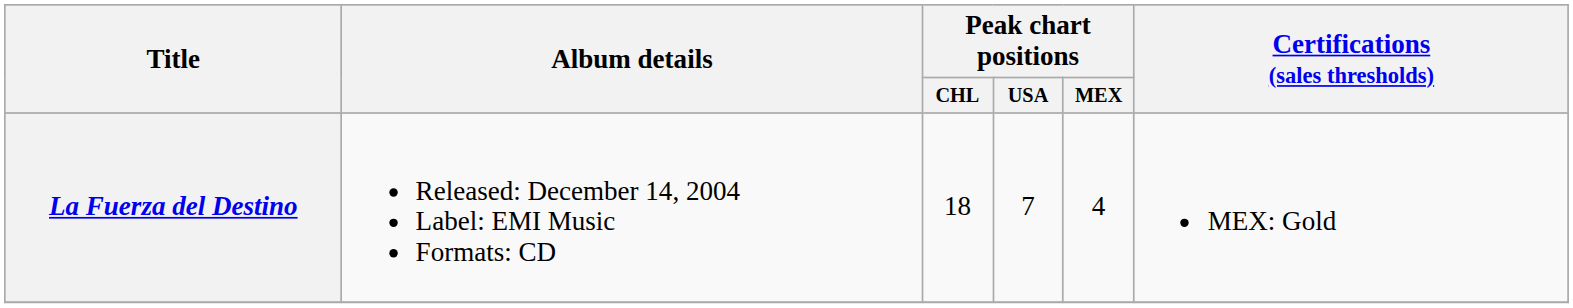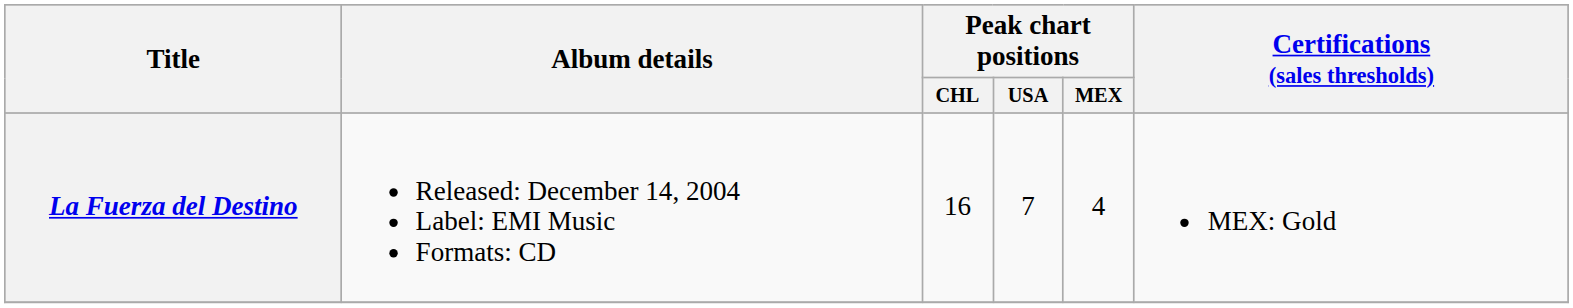(957, 207) 18 -> (957, 207) 16
